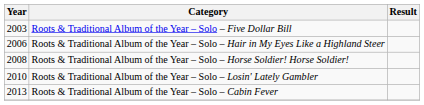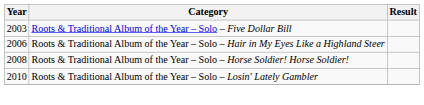- row: (155, 92)
